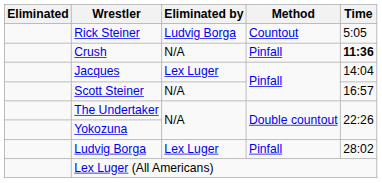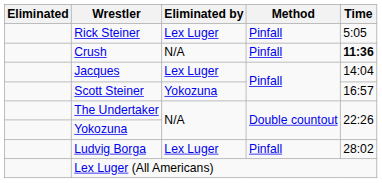(200, 33) Ludvig Borga -> (191, 33) Lex Luger
(274, 33) Countout -> (266, 33) Pinfall
(175, 91) N/A -> (191, 91) Yokozuna
